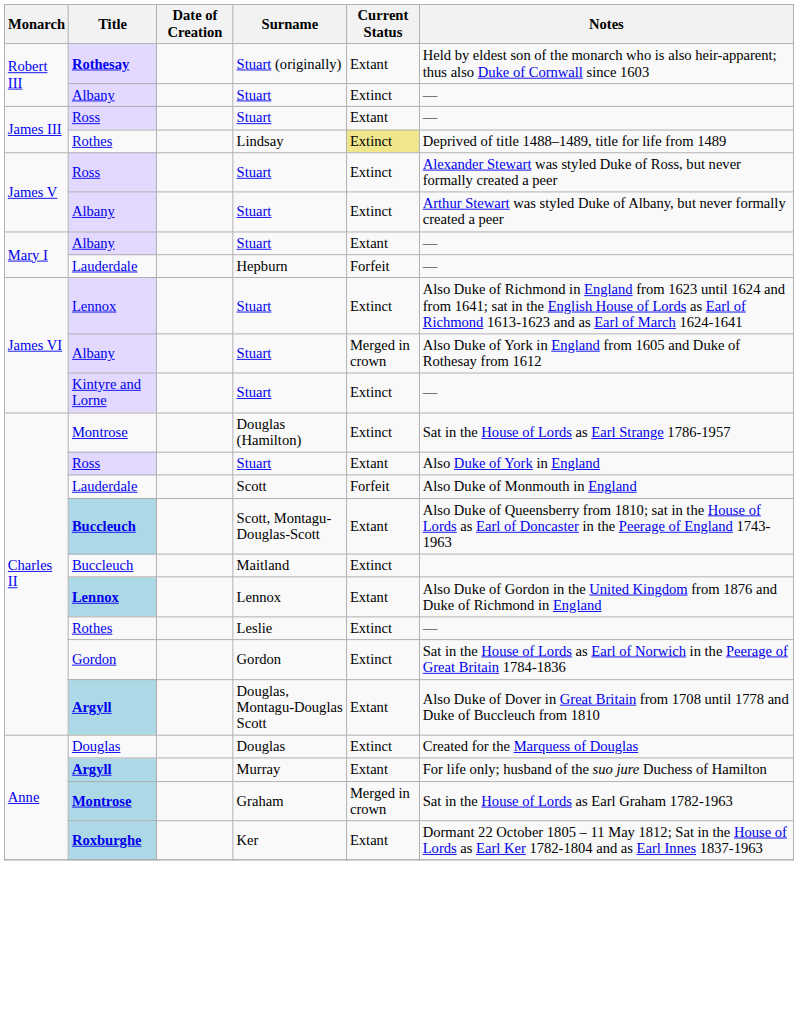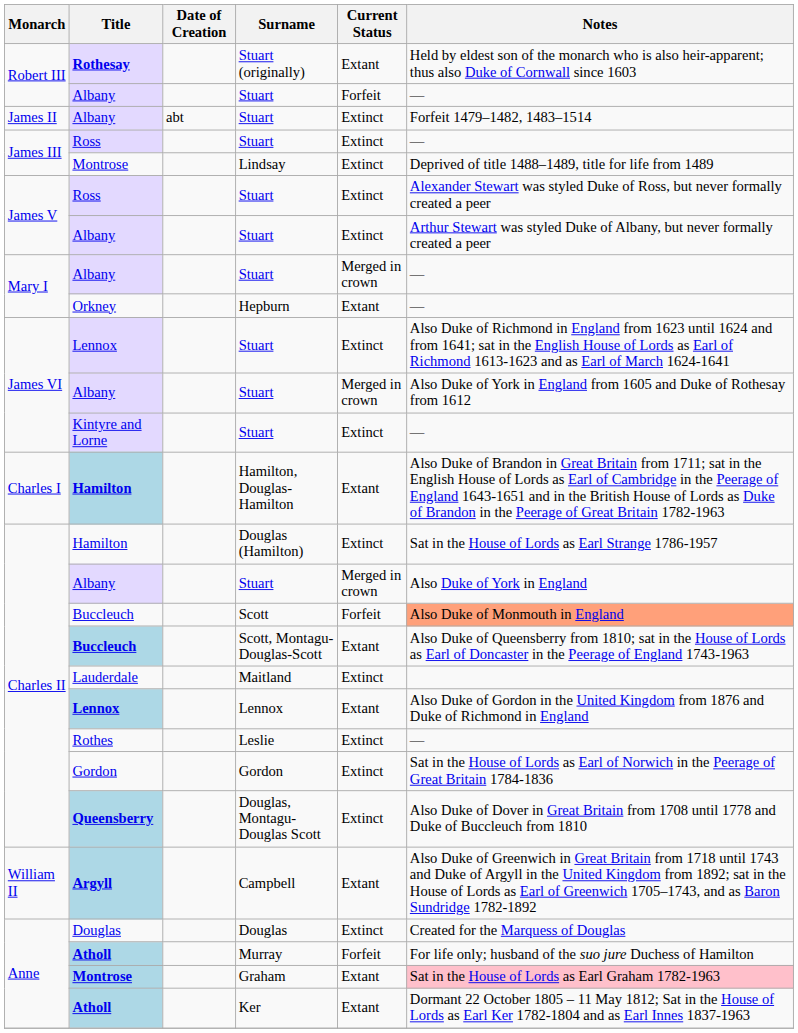(371, 94) Extinct -> (361, 94) Forfeit
+ row: (32, 118)
(369, 118) Extant -> (362, 141) Extinct
(92, 141) Rothes -> (100, 164) Montrose
(371, 141) khaki background -> (362, 164) no background
(369, 243) Extant -> (371, 274) Merged in crown
(105, 266) Lauderdale -> (94, 305) Orkney
(370, 266) Forfeit -> (360, 305) Extant
+ row: (34, 488)
(100, 432) Montrose -> (100, 544) Hamilton
(86, 463) Ross -> (94, 583) Albany
(369, 463) Extant -> (371, 583) Merged in crown
(105, 486) Lauderdale -> (103, 614) Buccleuch
(530, 486) no background -> (517, 614) lightsalmon background
(103, 565) Buccleuch -> (105, 677) Lauderdale
(92, 707) Argyll -> (113, 818) Queensberry
(369, 707) Extant -> (362, 818) Extinct
+ row: (31, 882)
(92, 769) Argyll -> (92, 953) Atholl
(369, 769) Extant -> (361, 953) Forfeit
(380, 801) Merged in crown -> (360, 976) Extant
(578, 801) no background -> (565, 976) pink background
(107, 840) Roxburghe -> (92, 1008) Atholl
